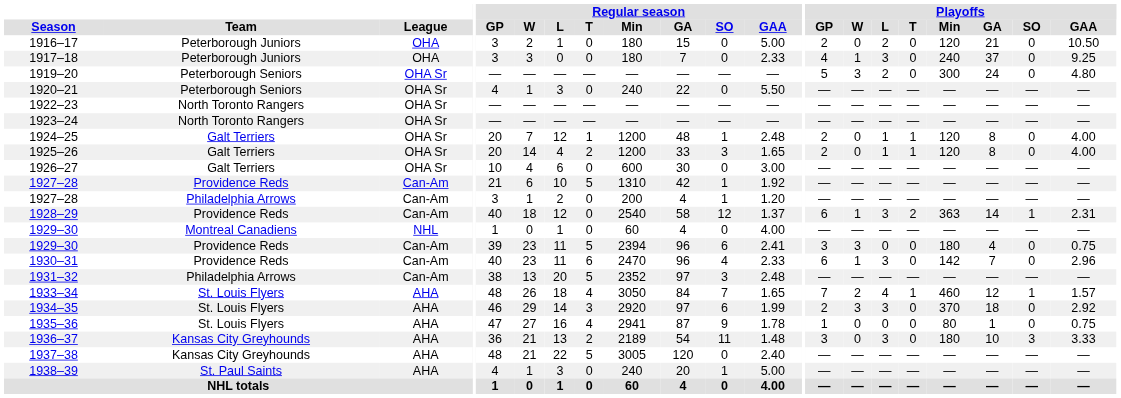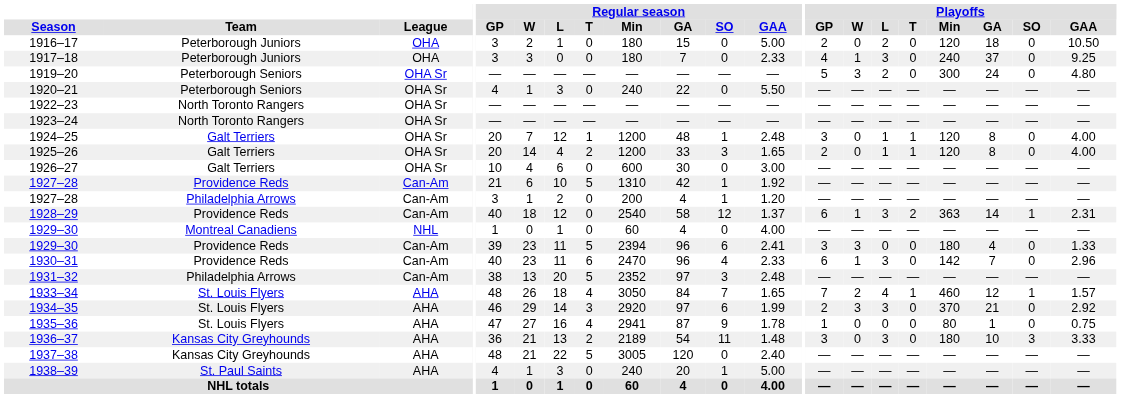(992, 43) 21 -> (992, 43) 18
(824, 136) 2 -> (824, 136) 3
(1084, 245) 0.75 -> (1084, 245) 1.33
(992, 308) 18 -> (992, 308) 21
